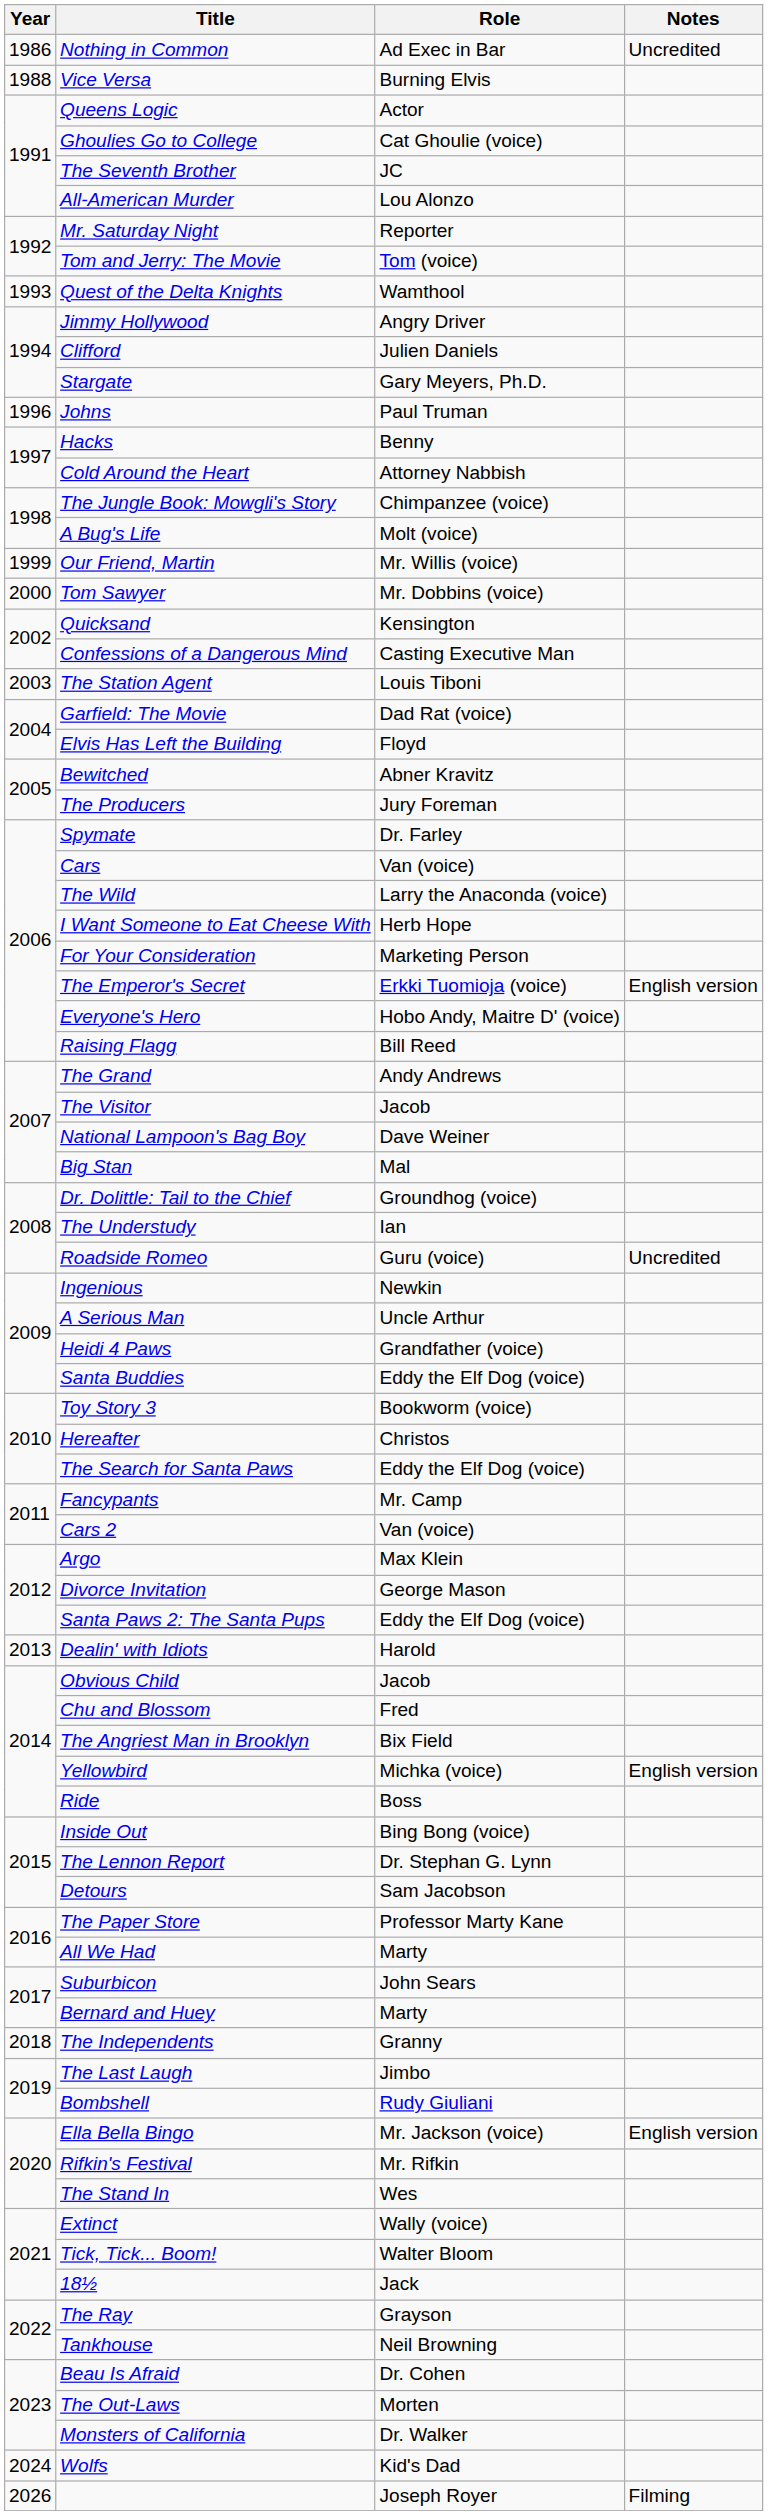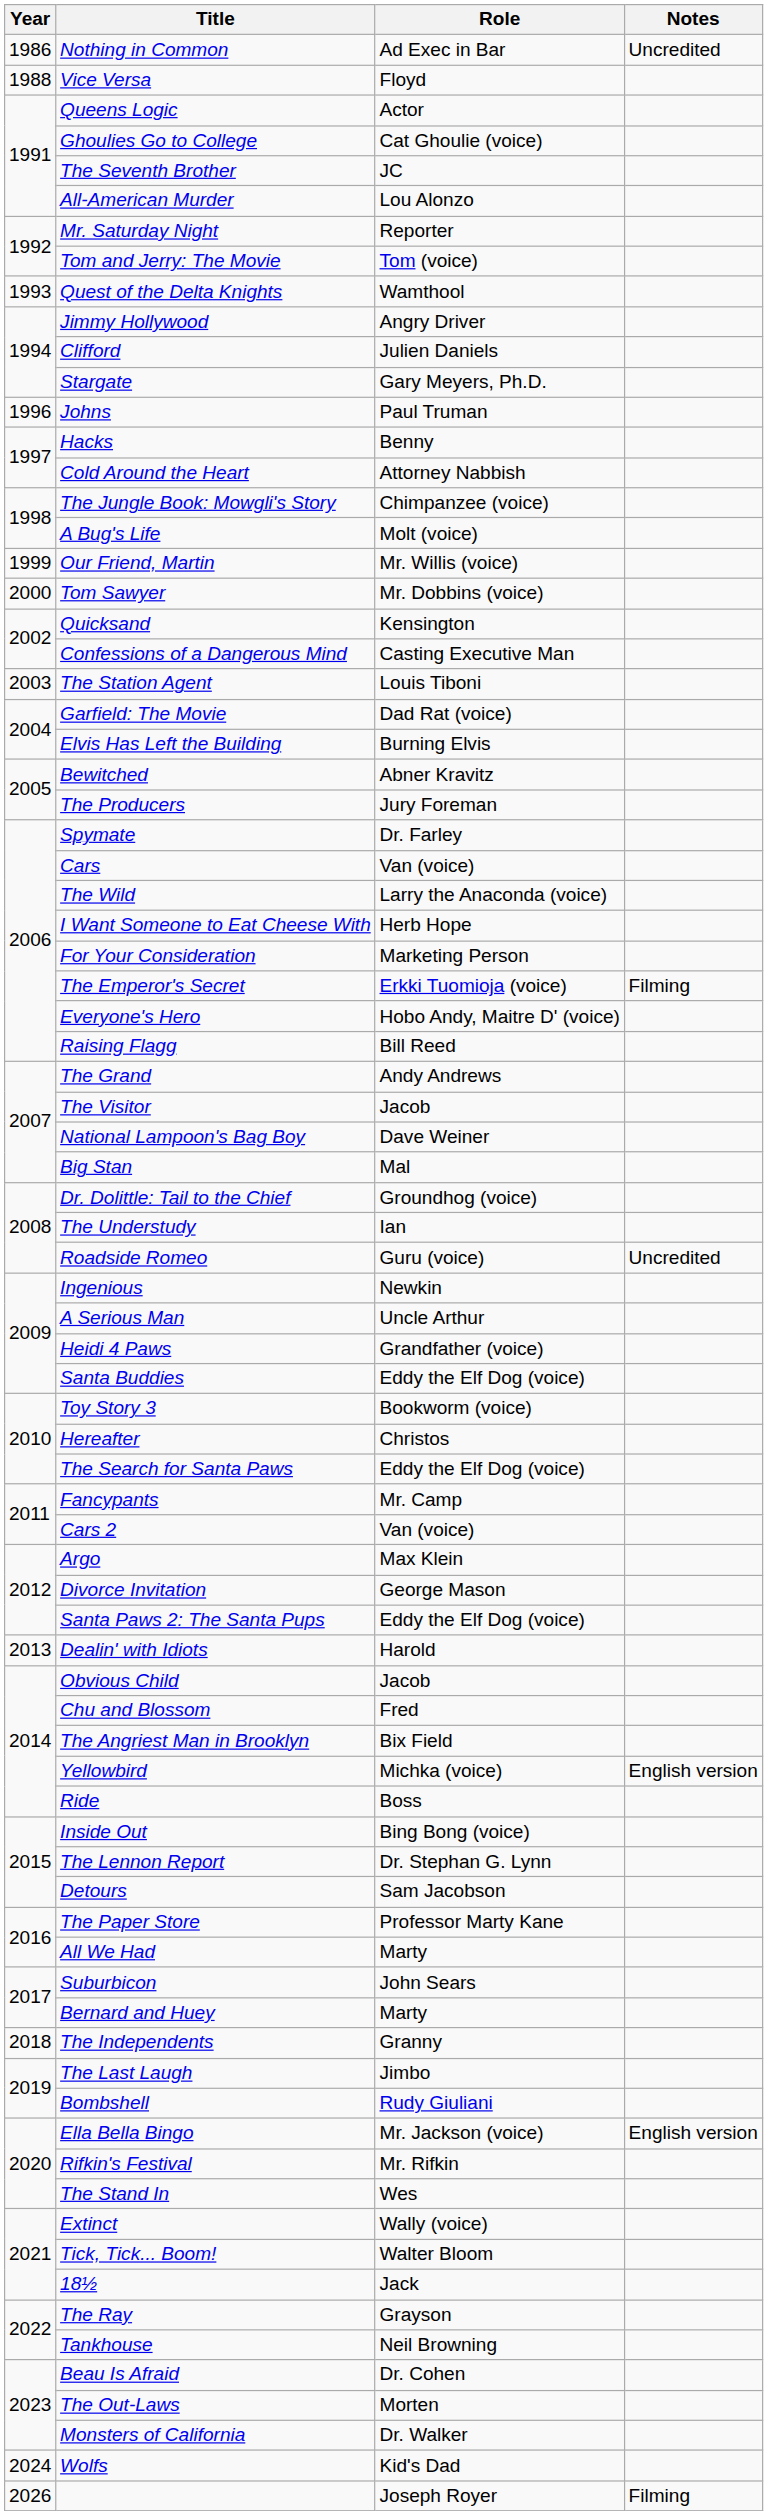(435, 79) Burning Elvis -> (403, 79) Floyd
(403, 744) Floyd -> (435, 744) Burning Elvis
(693, 985) English version -> (659, 985) Filming
